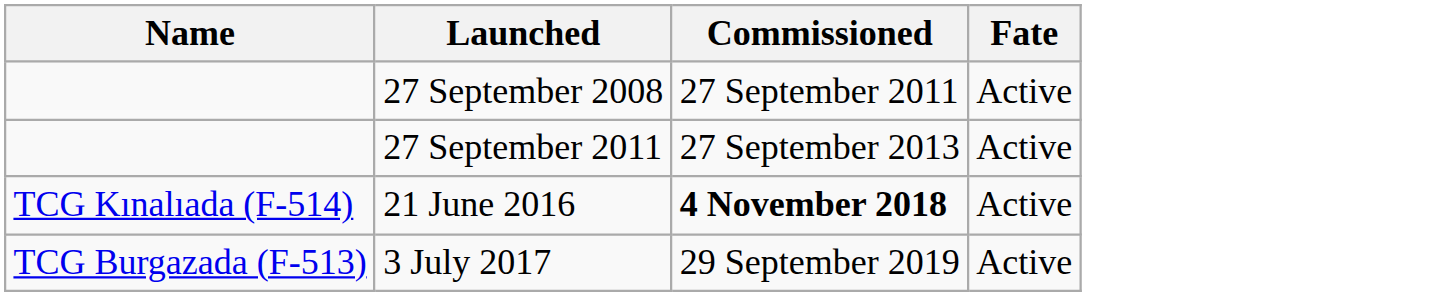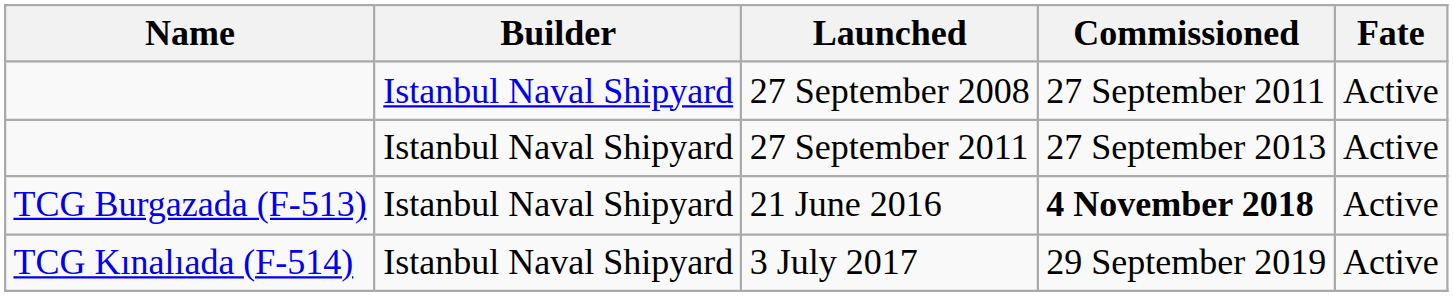+ column: (558, 33)
(183, 204) TCG Kınalıada (F-514) -> (190, 204) TCG Burgazada (F-513)
(190, 261) TCG Burgazada (F-513) -> (183, 261) TCG Kınalıada (F-514)
